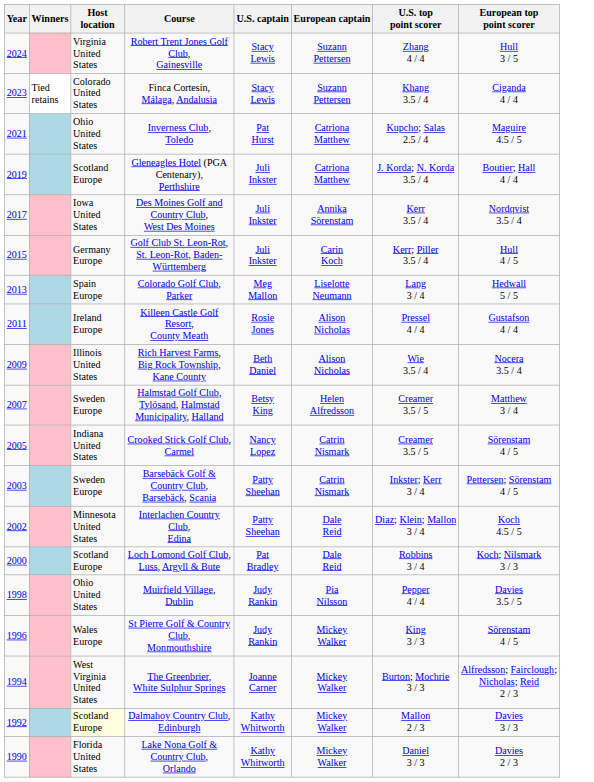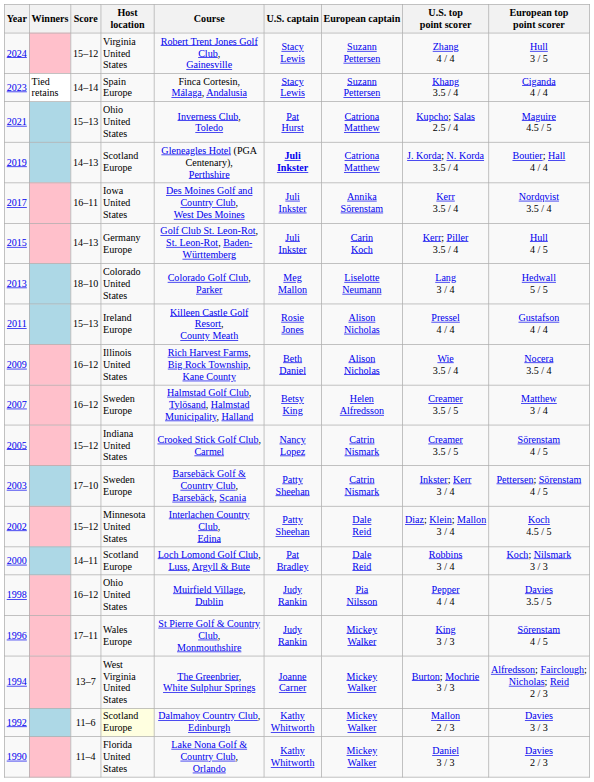+ column: (86, 19)
(92, 94) Colorado United States -> (118, 88) Spain Europe
(263, 174) normal -> (293, 163) bold
(88, 290) Spain Europe -> (122, 284) Colorado United States
